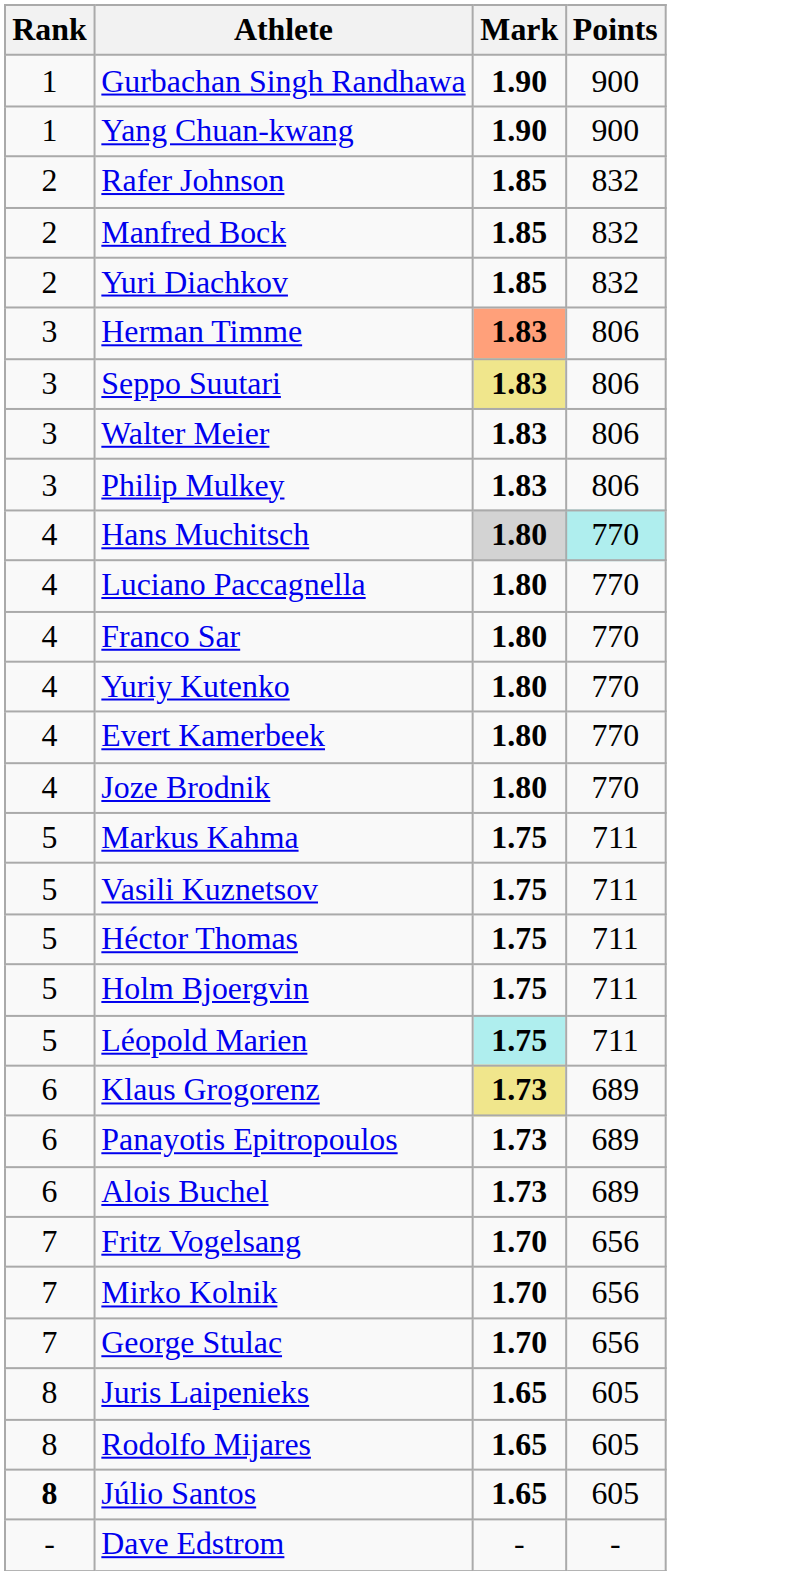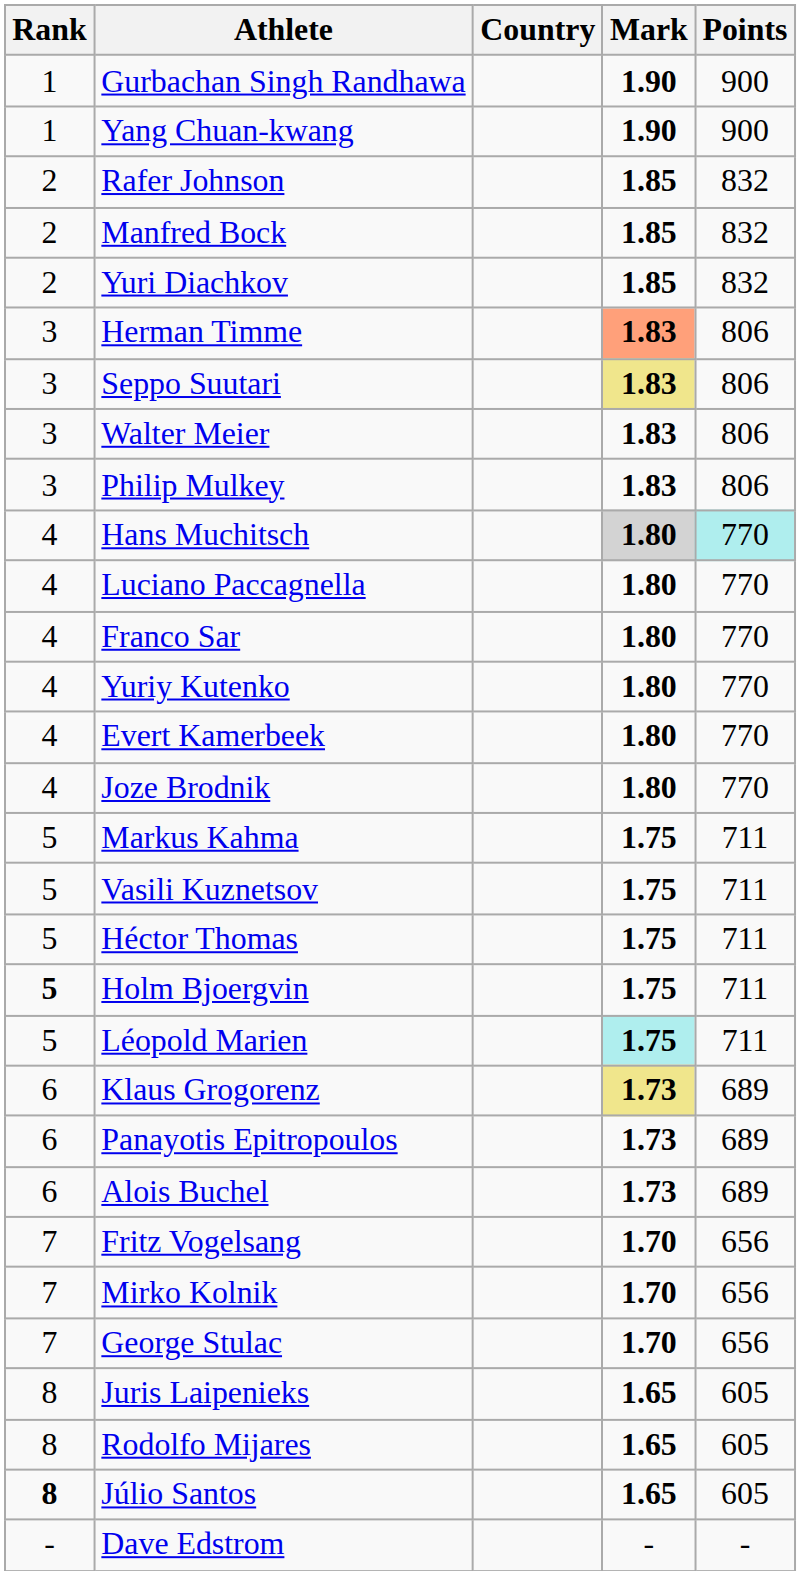+ column: (538, 29)
(49, 989) normal -> (49, 989) bold
